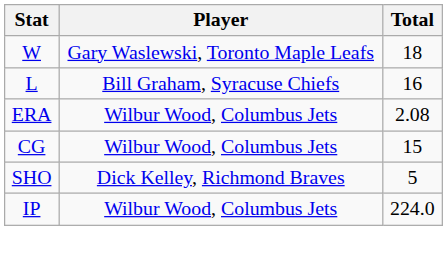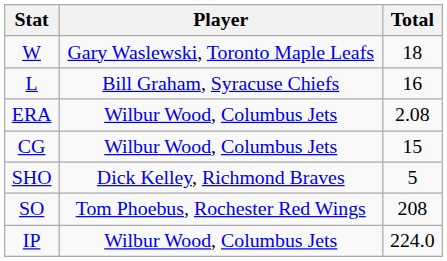+ row: (32, 209)
